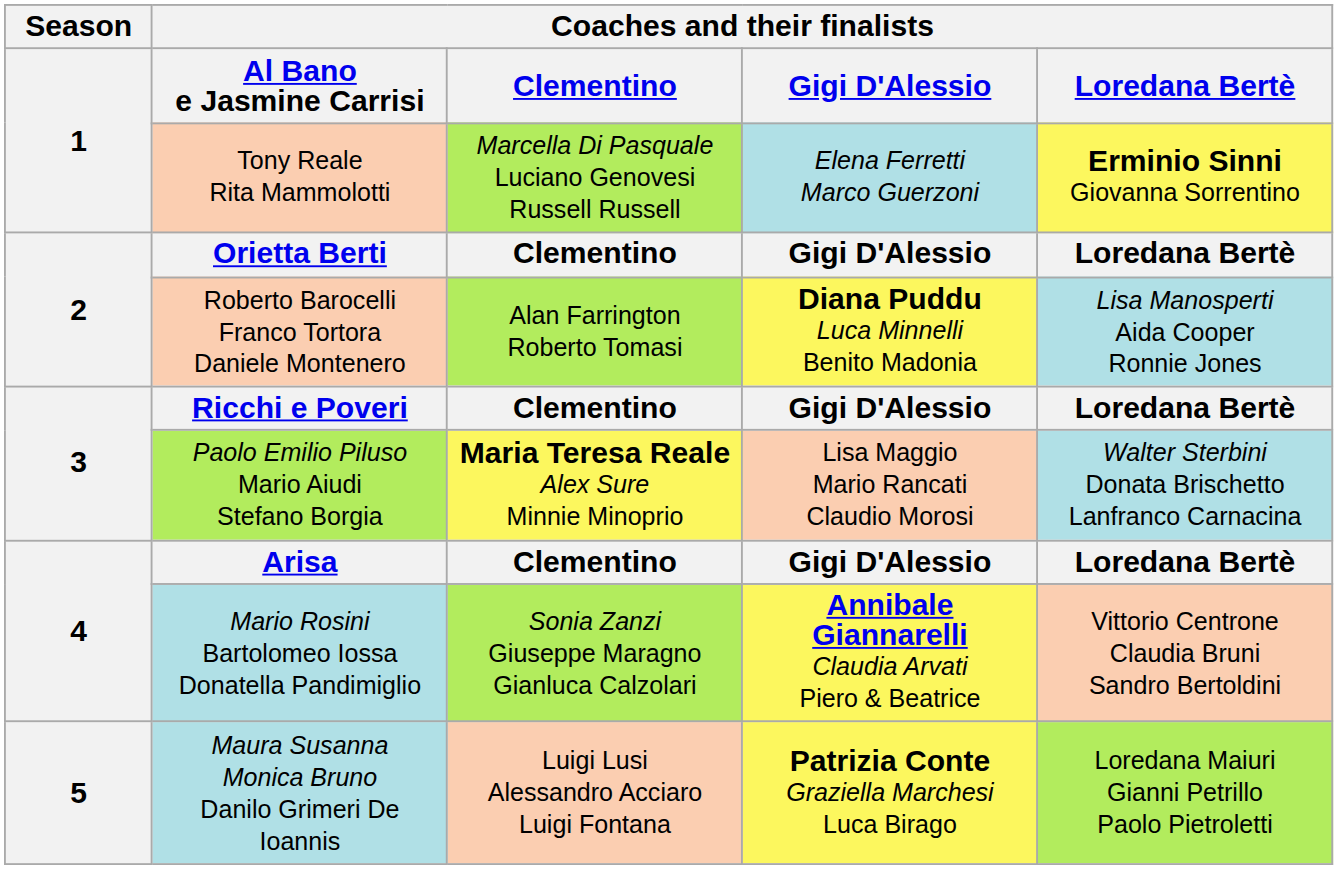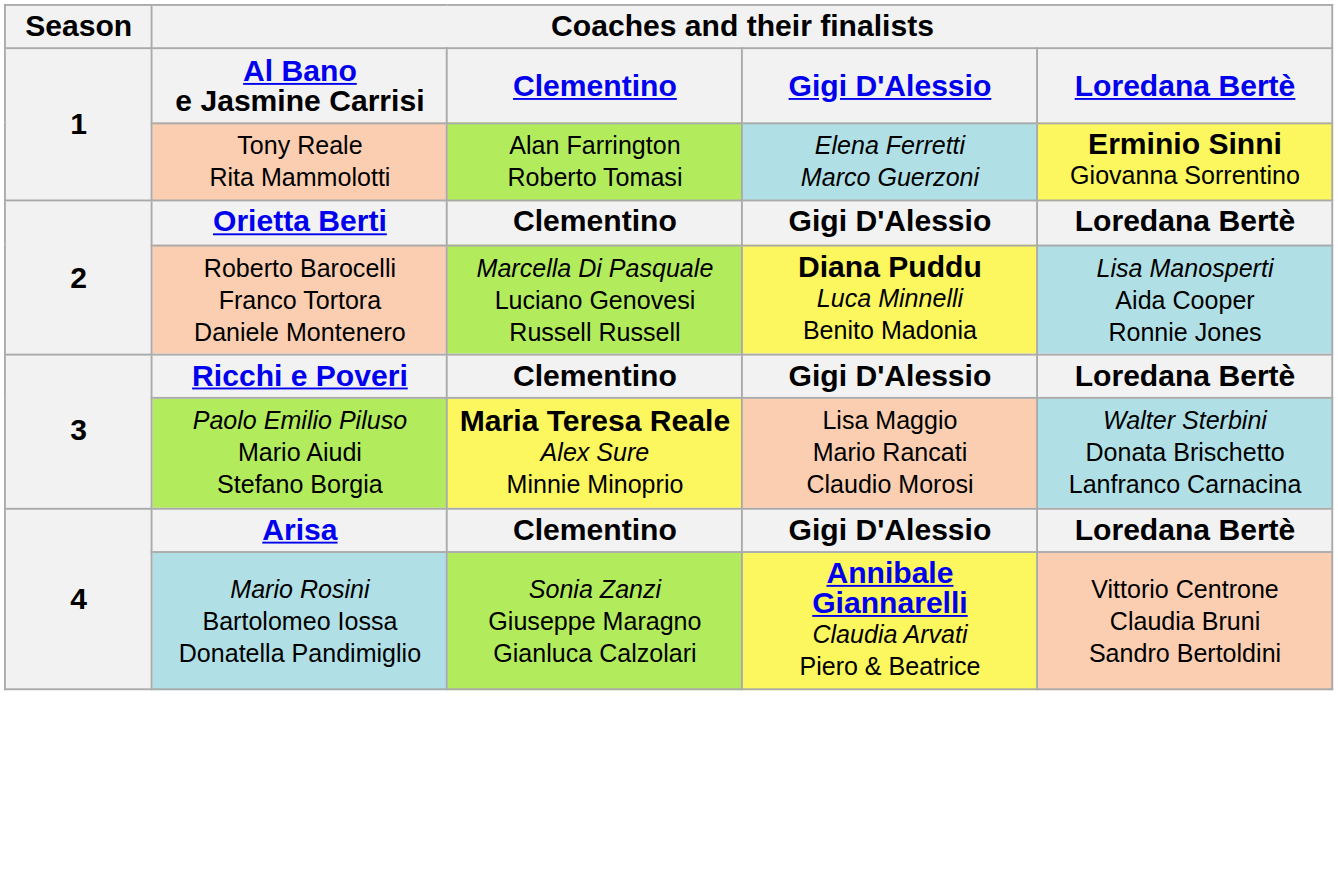(595, 178) Marcella Di Pasquale Luciano Genovesi Russell Russell -> (595, 162) Alan Farrington Roberto Tomasi
(595, 331) Alan Farrington Roberto Tomasi -> (595, 300) Marcella Di Pasquale Luciano Genovesi Russell Russell
- row: (300, 793)
